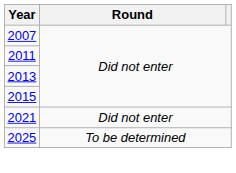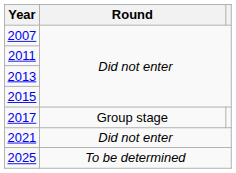+ row: (22, 117)
